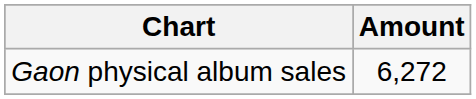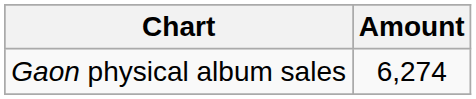(412, 71) 6,272 -> (412, 71) 6,274
